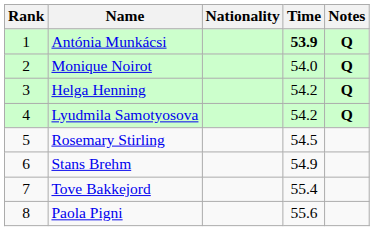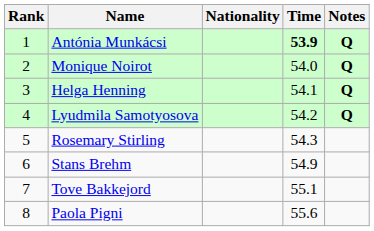(304, 90) 54.2 -> (304, 90) 54.1
(304, 139) 54.5 -> (304, 139) 54.3
(304, 189) 55.4 -> (304, 189) 55.1
